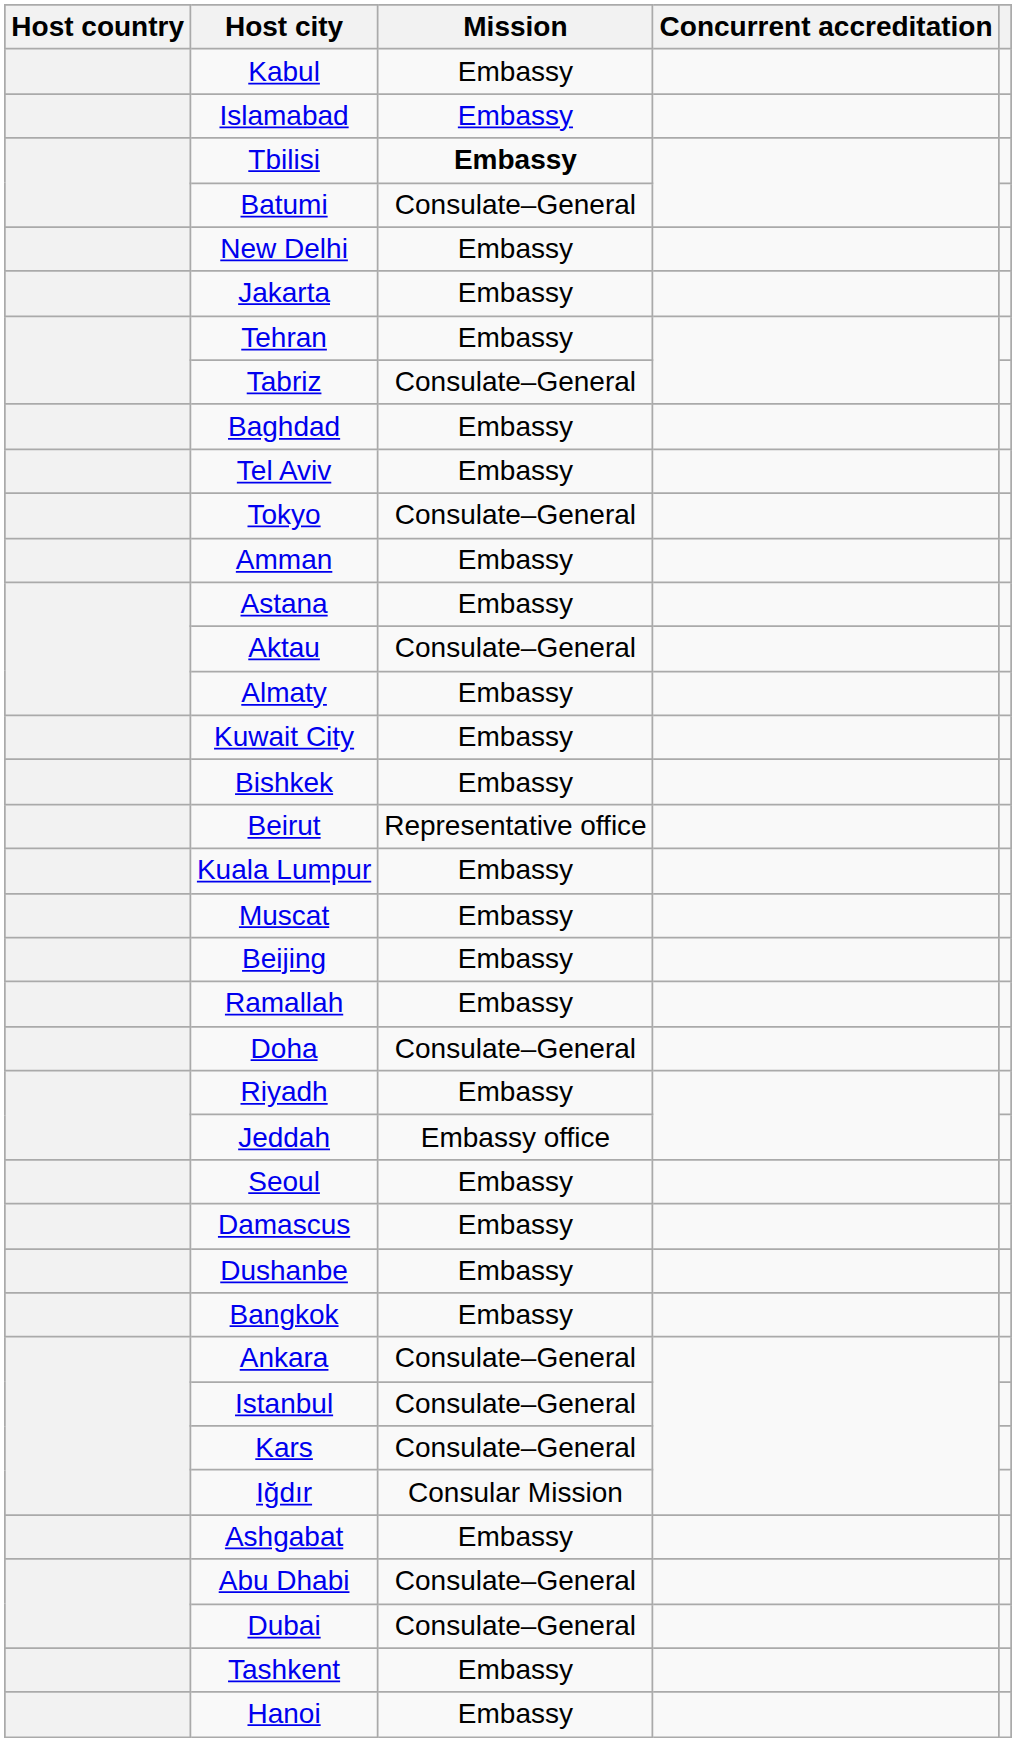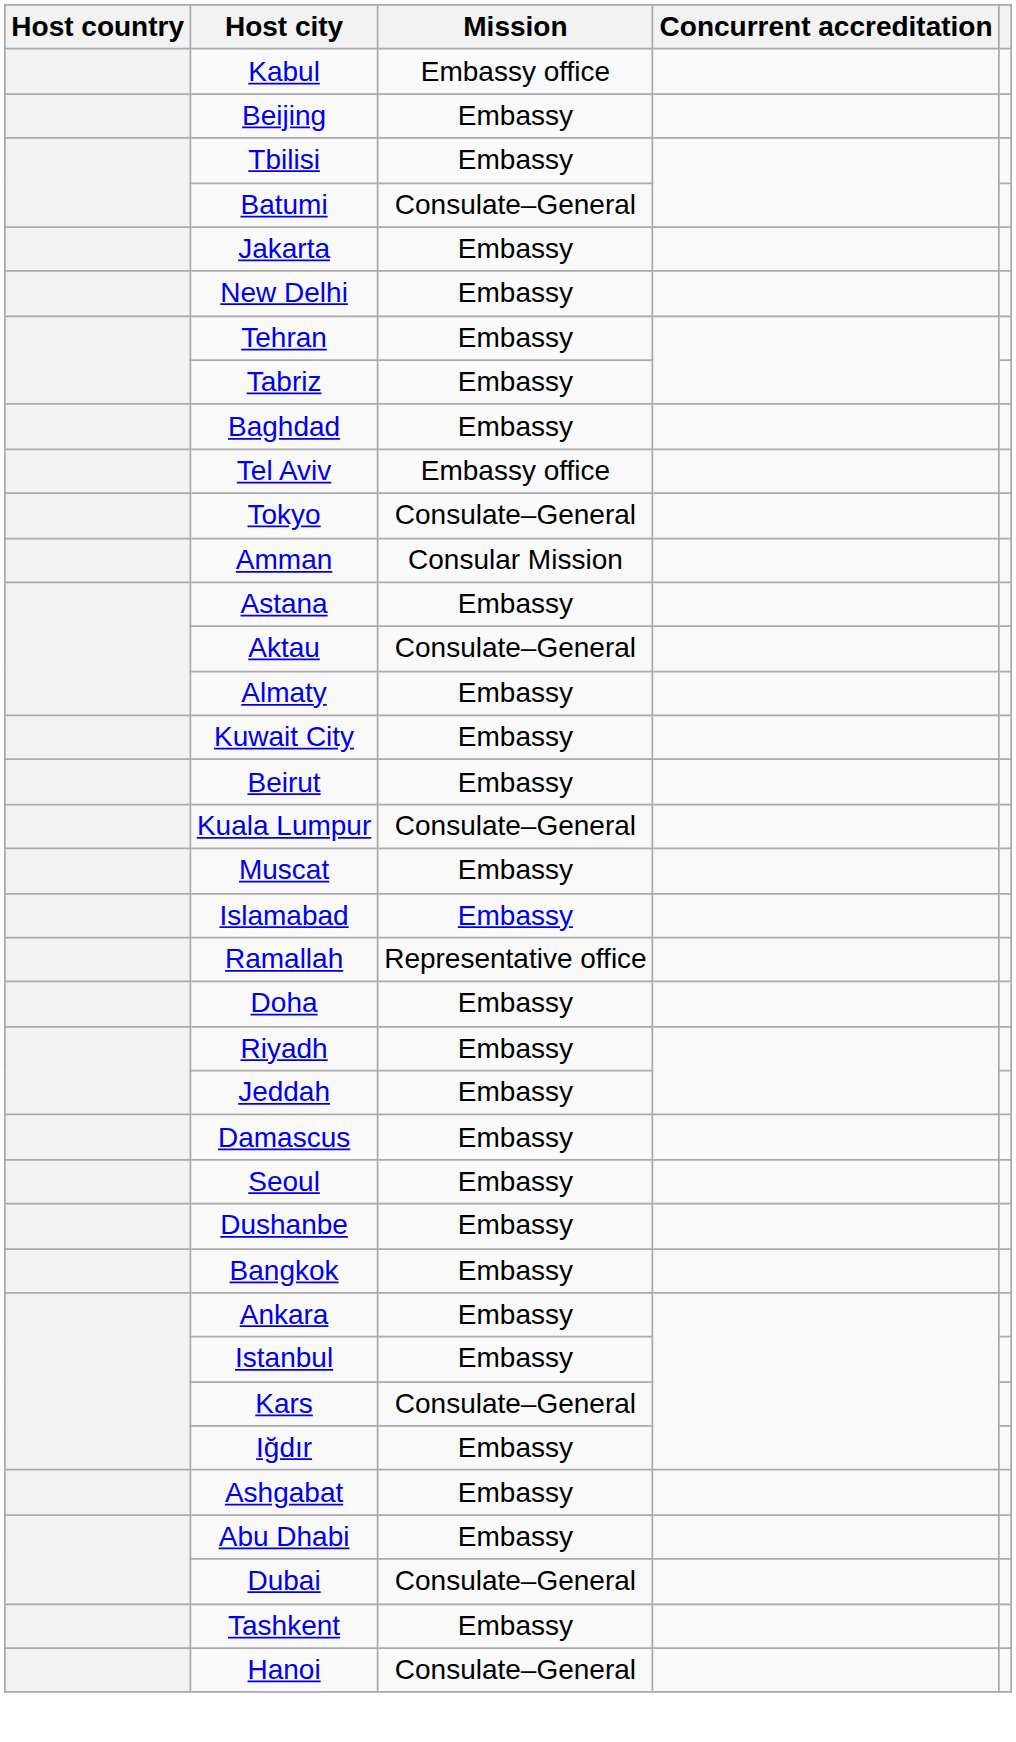(515, 71) Embassy -> (515, 71) Embassy office
rows swapped: (284, 959) <-> (284, 115)
(515, 159) bold -> (515, 159) normal
rows swapped: (284, 248) <-> (284, 293)
(515, 381) Consulate–General -> (515, 381) Embassy
(515, 470) Embassy -> (515, 470) Embassy office
(515, 559) Embassy -> (515, 559) Consular Mission
- row: (284, 781)
(515, 826) Representative office -> (515, 781) Embassy
(515, 870) Embassy -> (515, 826) Consulate–General
(515, 1003) Embassy -> (515, 959) Representative office
(515, 1048) Consulate–General -> (515, 1003) Embassy
(515, 1136) Embassy office -> (515, 1092) Embassy
rows swapped: (284, 1181) <-> (284, 1225)
(515, 1358) Consulate–General -> (515, 1314) Embassy
(515, 1403) Consulate–General -> (515, 1358) Embassy
(515, 1492) Consular Mission -> (515, 1447) Embassy
(515, 1580) Consulate–General -> (515, 1536) Embassy
(515, 1714) Embassy -> (515, 1669) Consulate–General
